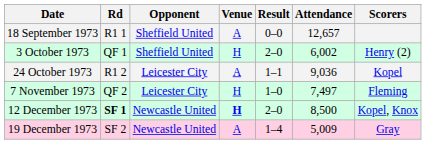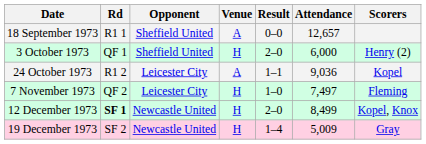(324, 52) 6,002 -> (324, 52) 6,000
(237, 110) bold -> (237, 110) normal
(324, 110) 8,500 -> (324, 110) 8,499
(237, 130) A -> (237, 130) H
